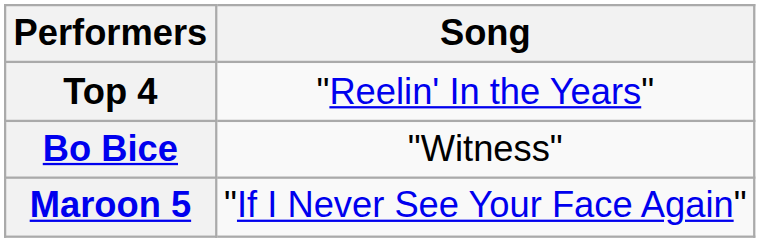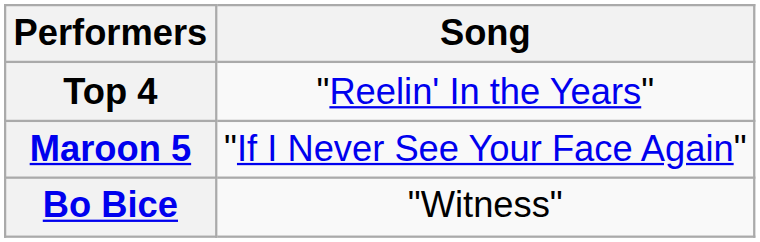rows swapped: (110, 206) <-> (110, 148)
